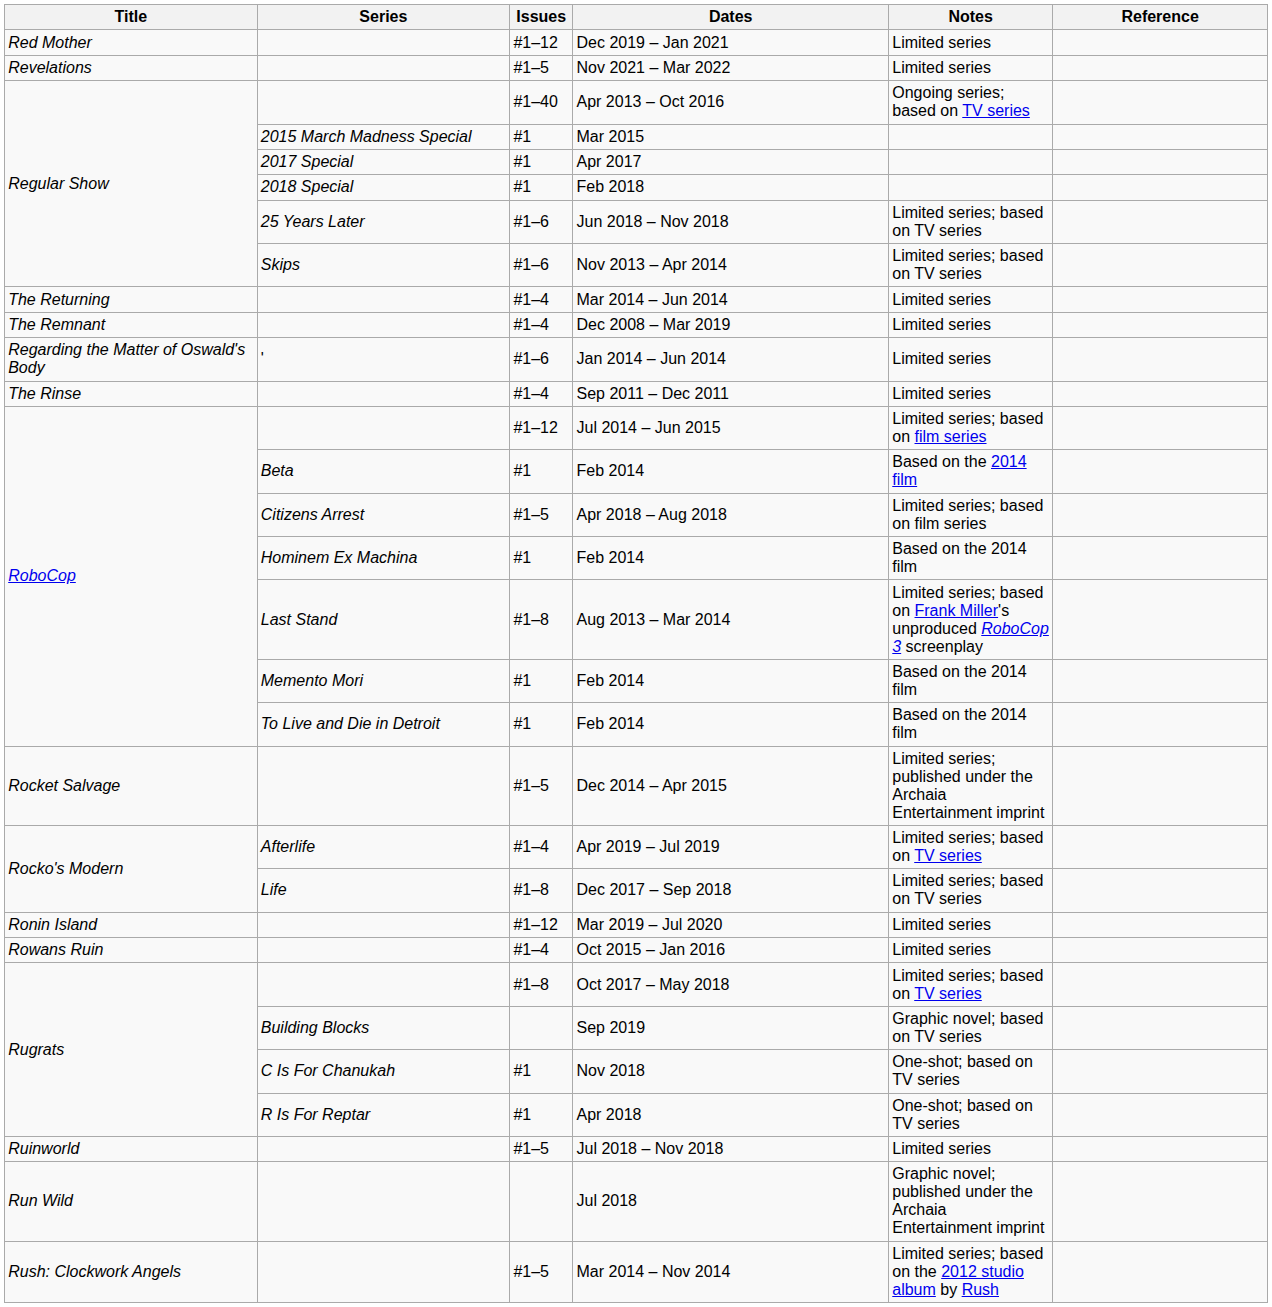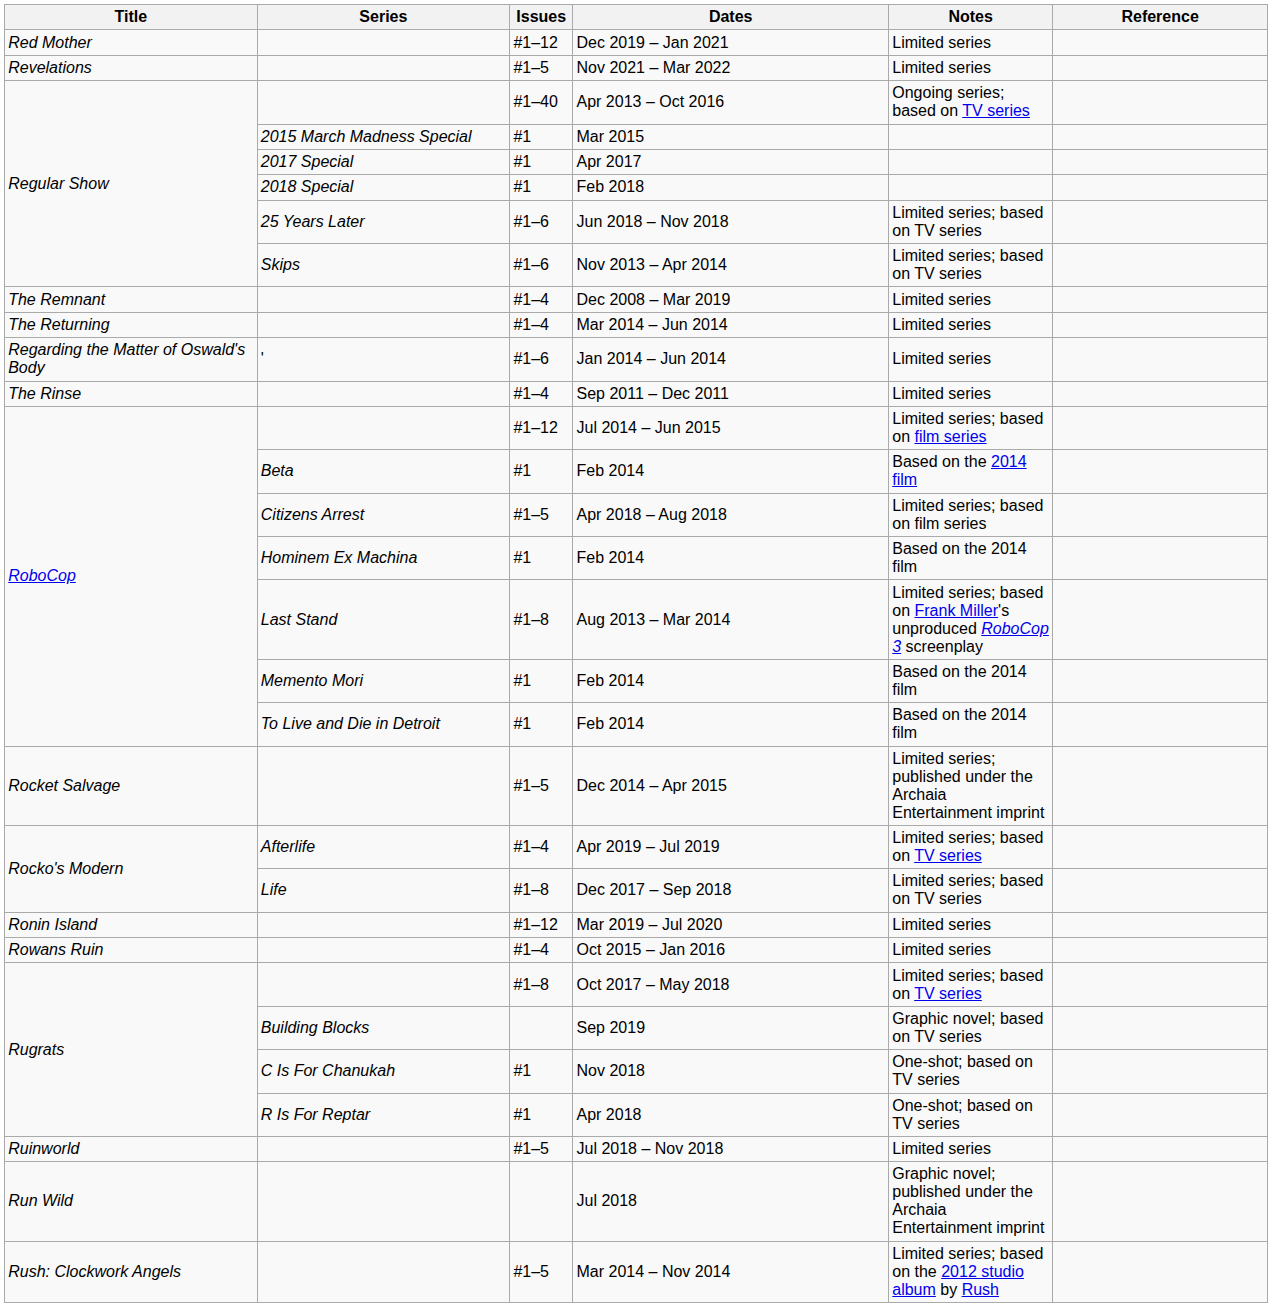rows swapped: (383, 325) <-> (383, 300)
